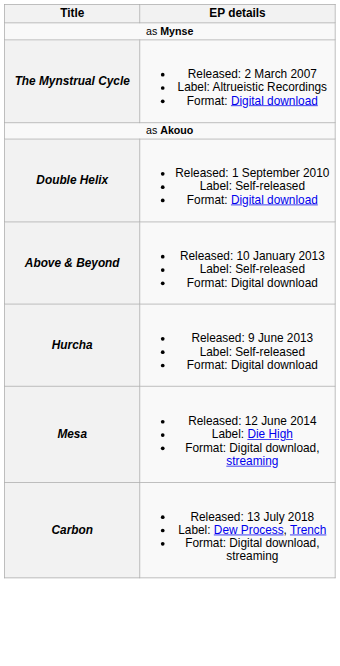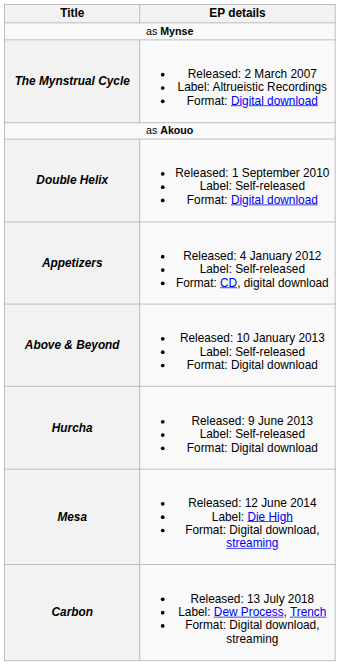+ row: (72, 262)
